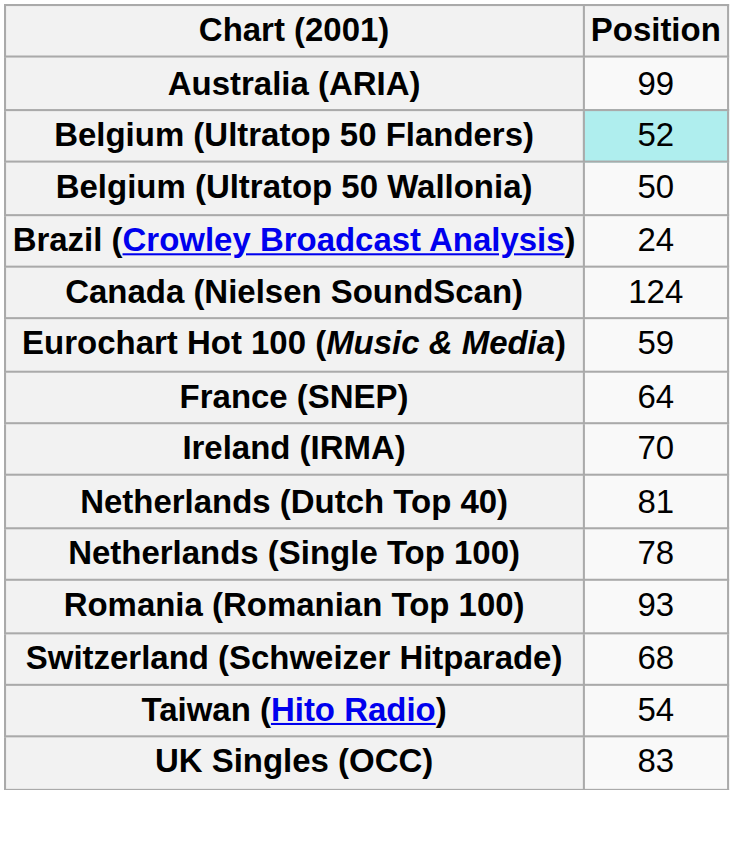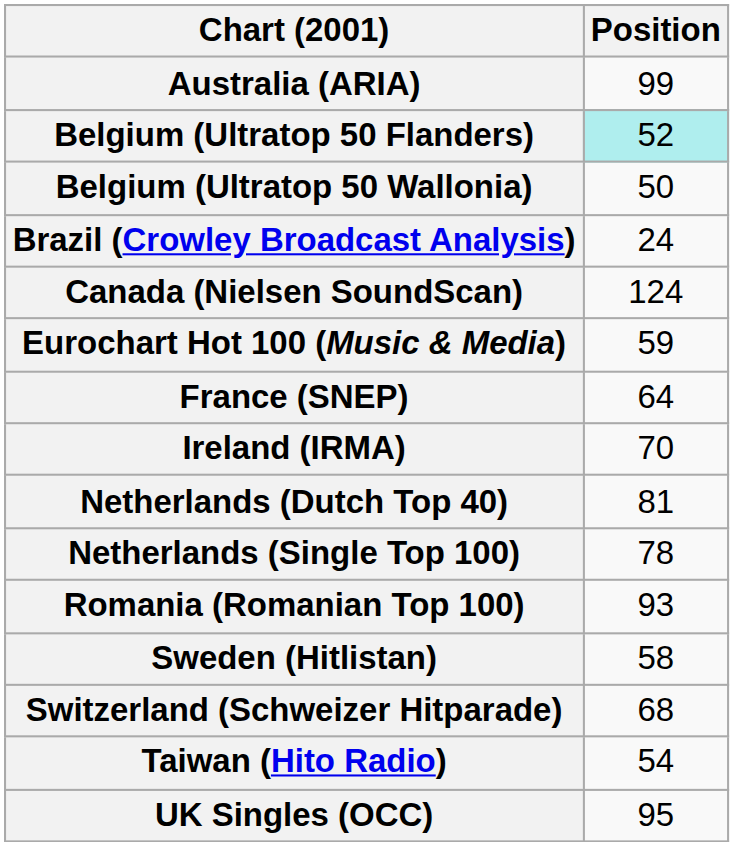+ row: (294, 657)
(656, 762) 83 -> (656, 814) 95
